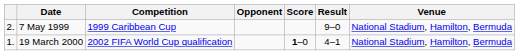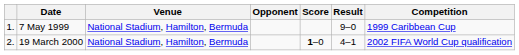columns swapped: (432, 12) <-> (160, 12)
(11, 27) 2. -> (11, 27) 1.
(11, 42) 1. -> (11, 42) 2.
